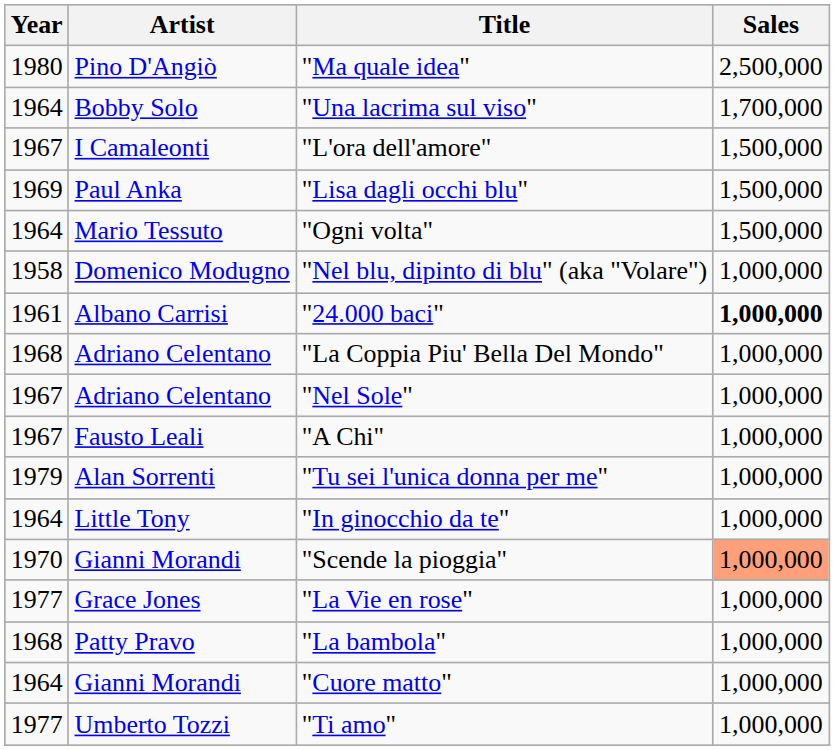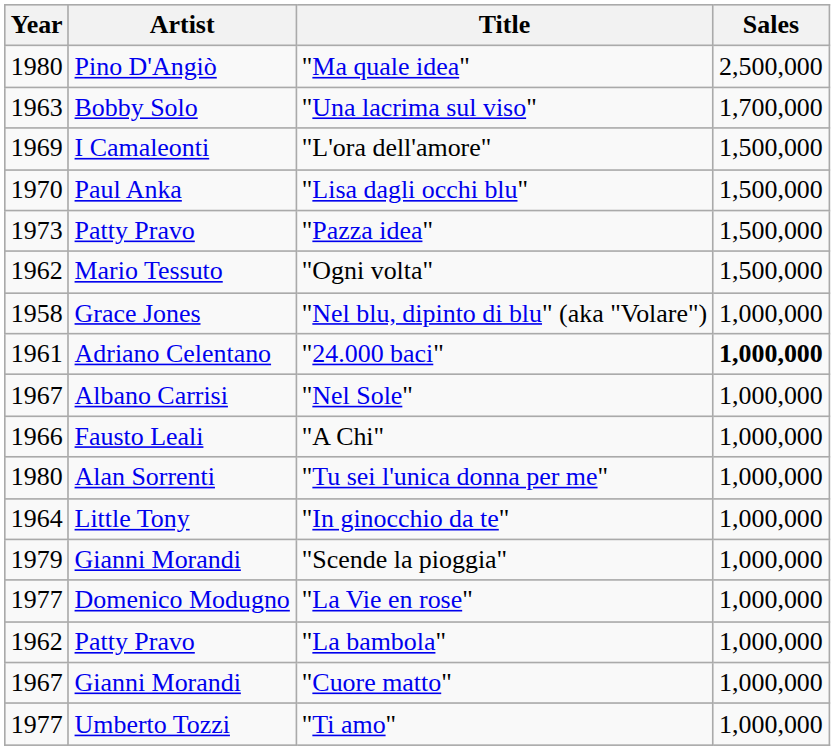(37, 107) 1964 -> (37, 107) 1963
(37, 148) 1967 -> (37, 148) 1969
(37, 189) 1969 -> (37, 189) 1970
+ row: (367, 230)
(37, 230) 1964 -> (37, 271) 1962
(182, 271) Domenico Modugno -> (138, 312) Grace Jones
(151, 312) Albano Carrisi -> (173, 353) Adriano Celentano
- row: (483, 353)
(173, 395) Adriano Celentano -> (151, 395) Albano Carrisi
(37, 436) 1967 -> (37, 436) 1966
(37, 477) 1979 -> (37, 477) 1980
(37, 559) 1970 -> (37, 559) 1979
(771, 559) lightsalmon background -> (771, 559) no background
(138, 600) Grace Jones -> (182, 600) Domenico Modugno
(37, 641) 1968 -> (37, 641) 1962
(37, 682) 1964 -> (37, 682) 1967
